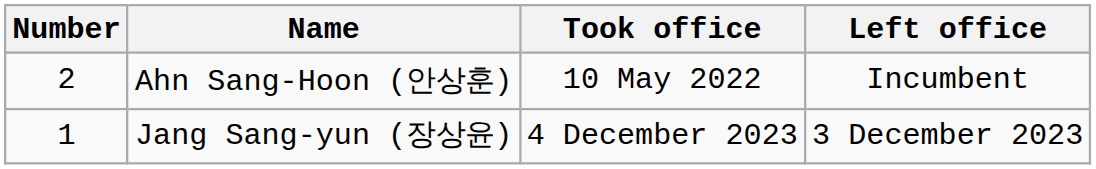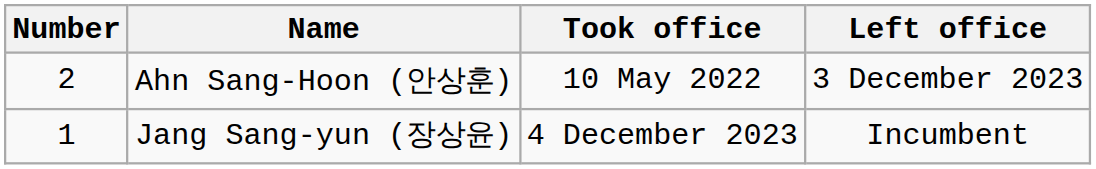(948, 81) Incumbent -> (948, 81) 3 December 2023
(948, 136) 3 December 2023 -> (948, 136) Incumbent
